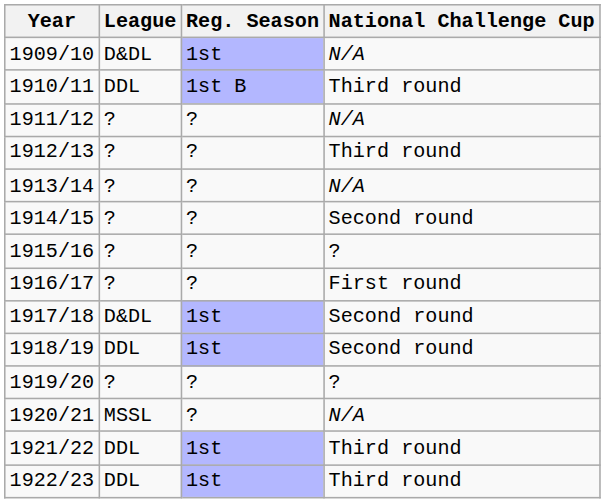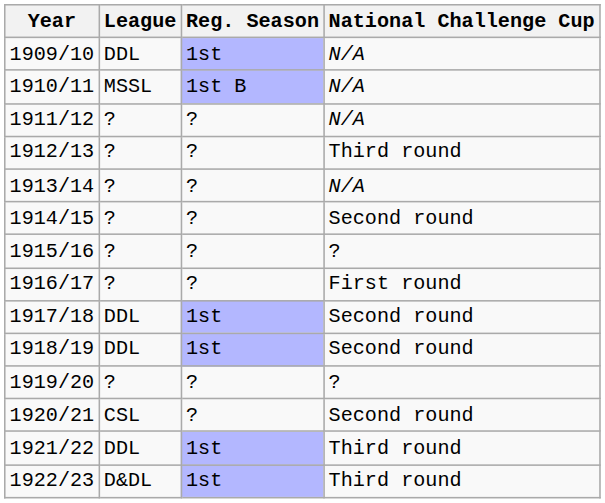(128, 54) D&DL -> (122, 54) DDL
(122, 87) DDL -> (128, 87) MSSL
(395, 87) Third round -> (347, 87) N/A
(128, 317) D&DL -> (122, 317) DDL
(128, 415) MSSL -> (122, 415) CSL
(347, 415) N/A -> (401, 415) Second round
(122, 481) DDL -> (128, 481) D&DL
